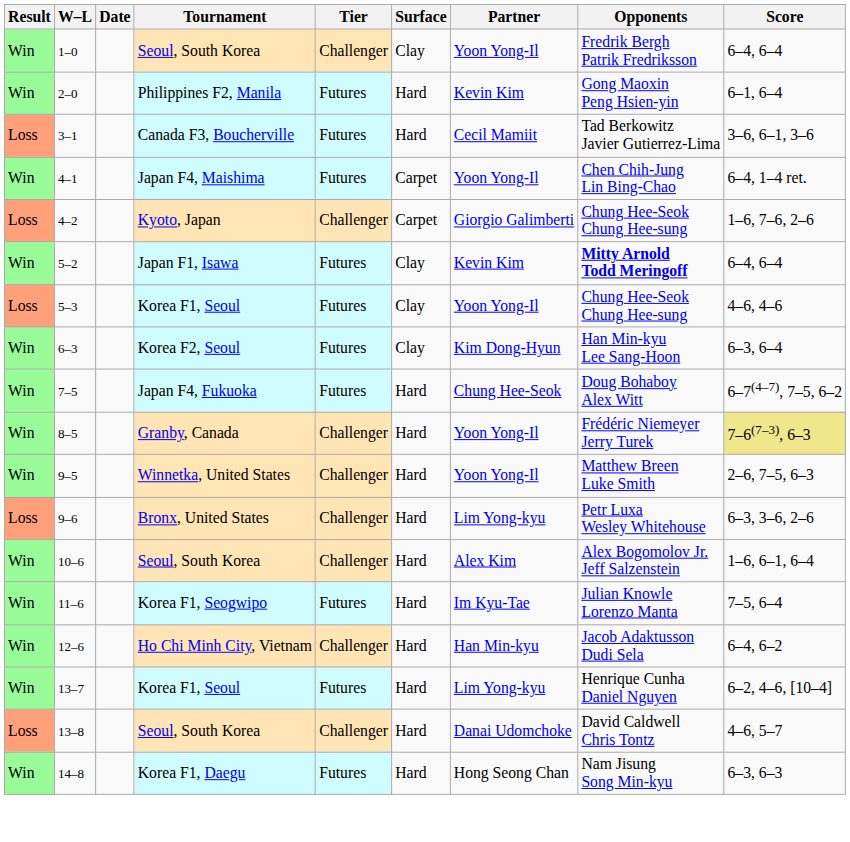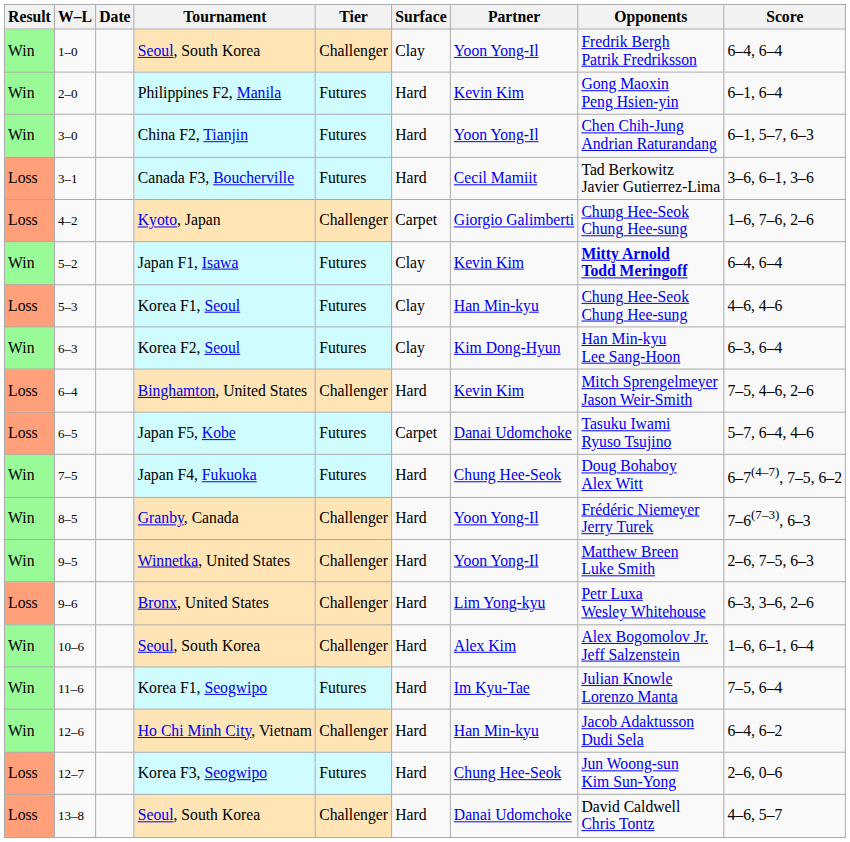+ row: (68, 136)
- row: (68, 179)
(496, 305) Yoon Yong-Il -> (496, 305) Han Min-kyu
+ row: (68, 391)
+ row: (68, 434)
(769, 433) khaki background -> (769, 518) no background
+ row: (71, 774)
- row: (71, 689)
- row: (71, 774)
